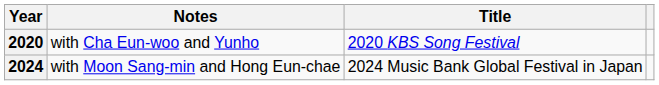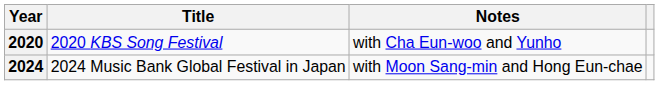columns swapped: (495, 17) <-> (196, 17)
